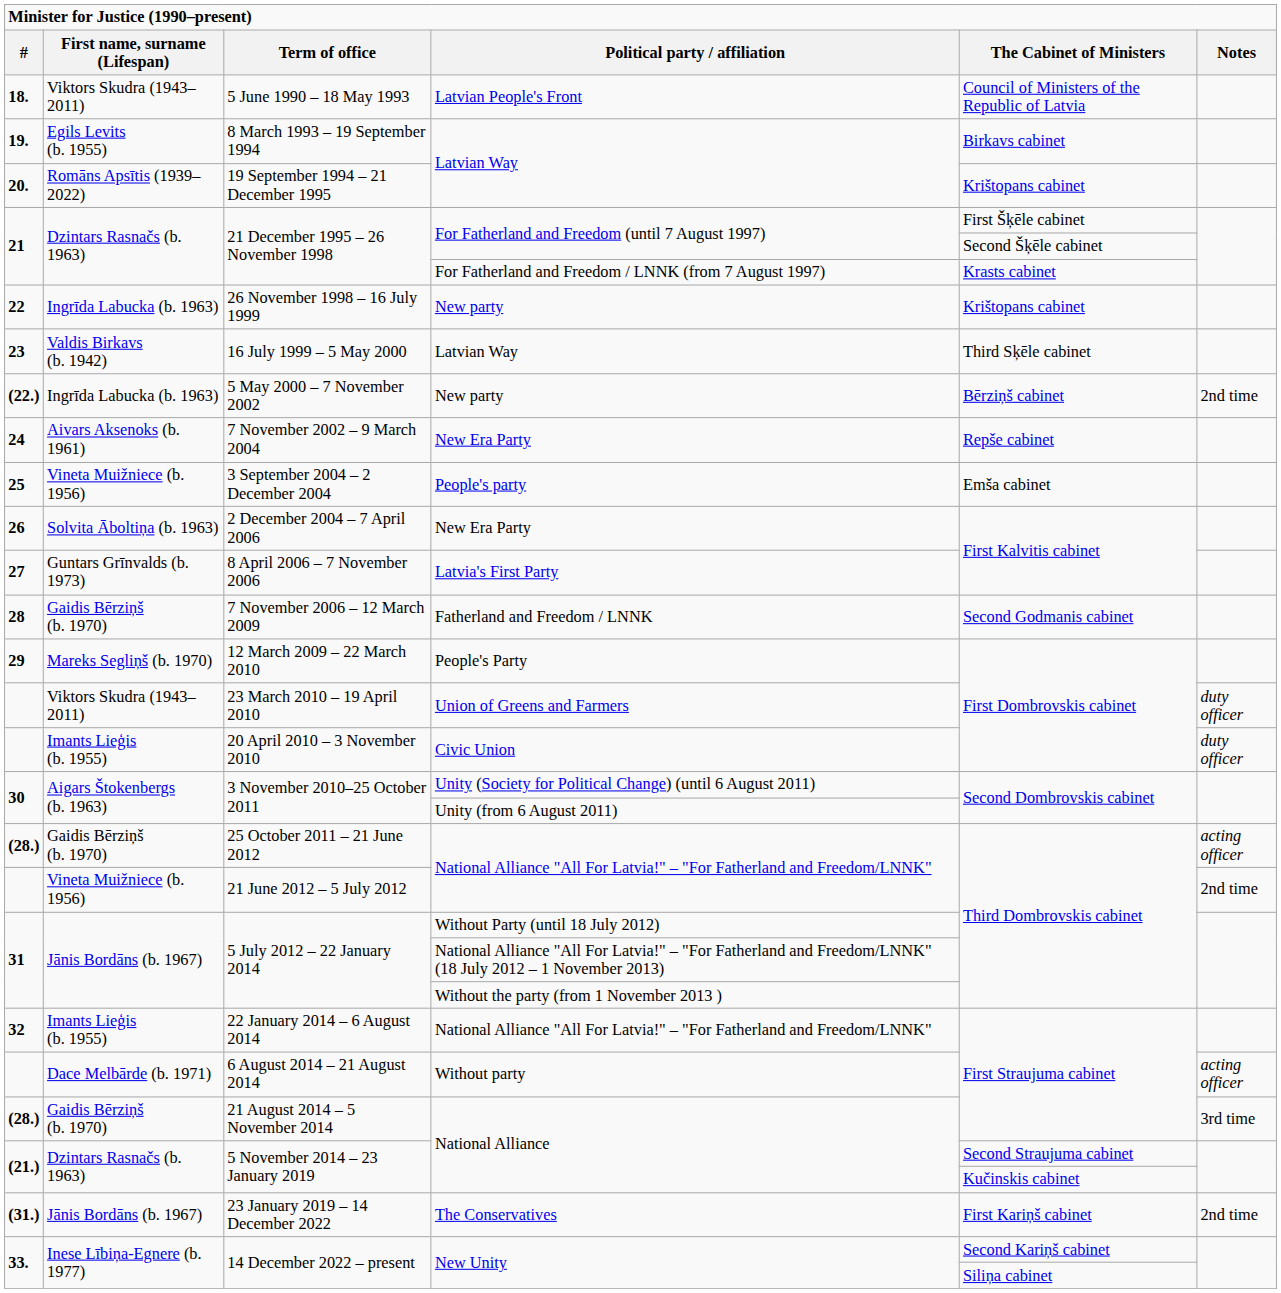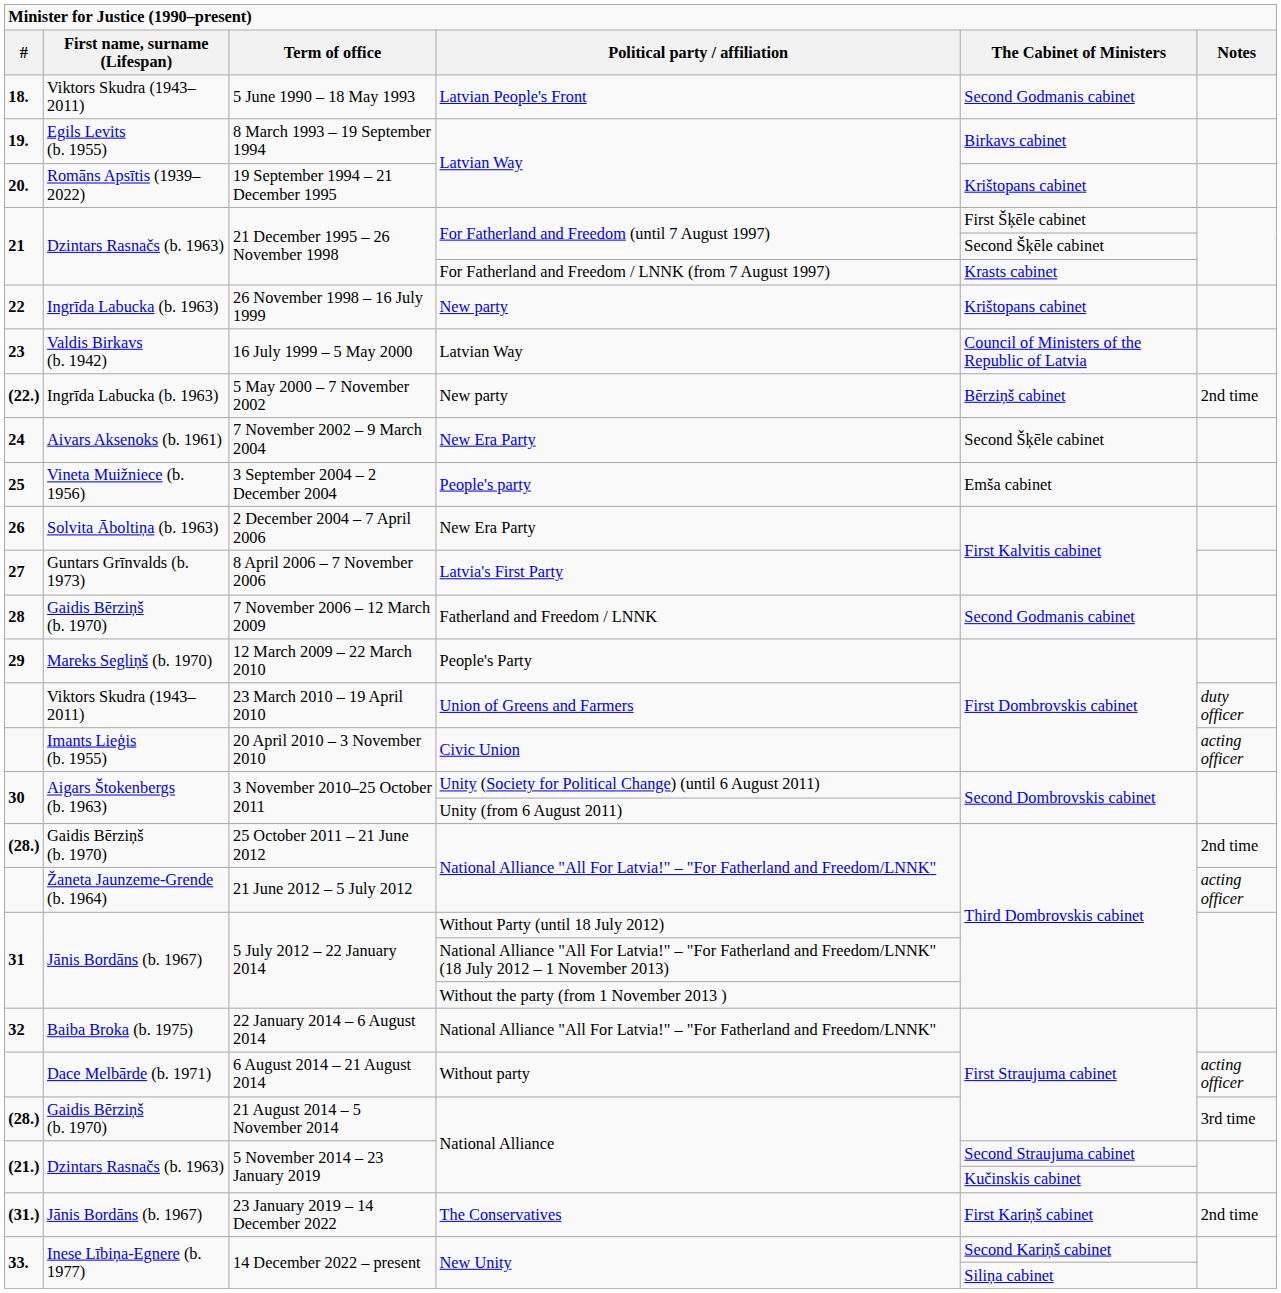(1051, 96) Council of Ministers of the Republic of Latvia -> (1050, 96) Second Godmanis cabinet
(1027, 351) Third Sķēle cabinet -> (1053, 351) Council of Ministers of the Republic of Latvia
(1009, 439) Repše cabinet -> (1034, 439) Second Šķēle cabinet
(1222, 749) duty officer -> (1222, 749) acting officer
(1222, 845) acting officer -> (1229, 845) 2nd time
(116, 889) Vineta Muižniece (b. 1956) -> (130, 889) Žaneta Jaunzeme-Grende (b. 1964)
(1229, 889) 2nd time -> (1222, 889) acting officer
(92, 1030) Imants Lieģis (b. 1955) -> (120, 1030) Baiba Broka (b. 1975)
